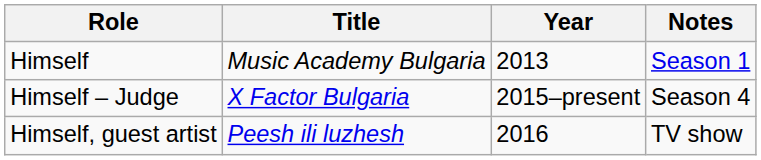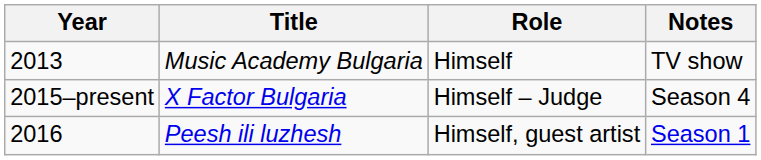columns swapped: (568, 23) <-> (113, 23)
(701, 60) Season 1 -> (697, 60) TV show
(697, 135) TV show -> (701, 135) Season 1
